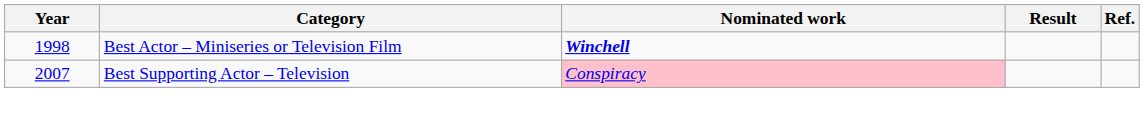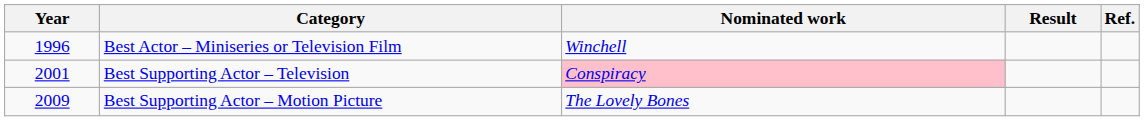(52, 45) 1998 -> (52, 45) 1996
(597, 45) bold -> (596, 45) normal
(52, 73) 2007 -> (52, 73) 2001
+ row: (243, 101)
